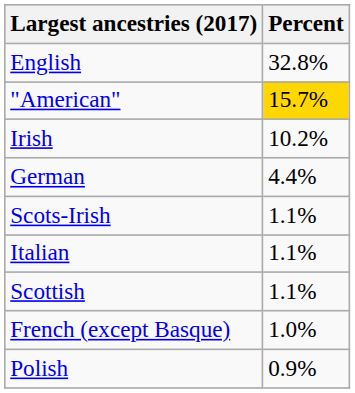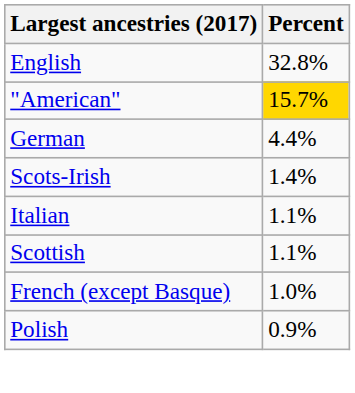- row: (31, 138)
(292, 215) 1.1% -> (292, 176) 1.4%
